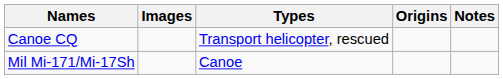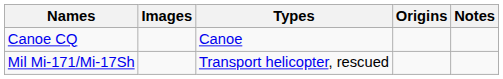(294, 39) Transport helicopter, rescued -> (221, 39) Canoe
(221, 62) Canoe -> (294, 62) Transport helicopter, rescued
